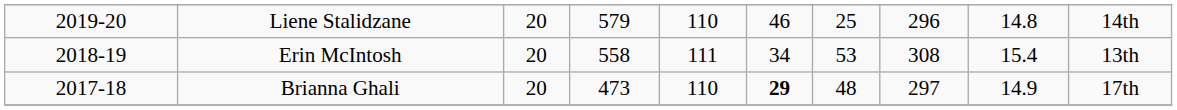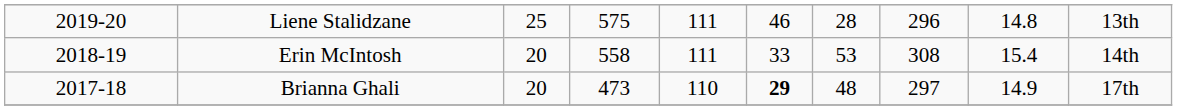(536, 21) 20 -> (536, 21) 25
(614, 21) 579 -> (614, 21) 575
(703, 21) 110 -> (703, 21) 111
(846, 21) 25 -> (846, 21) 28
(1120, 21) 14th -> (1120, 21) 13th
(780, 54) 34 -> (780, 54) 33
(1120, 54) 13th -> (1120, 54) 14th
